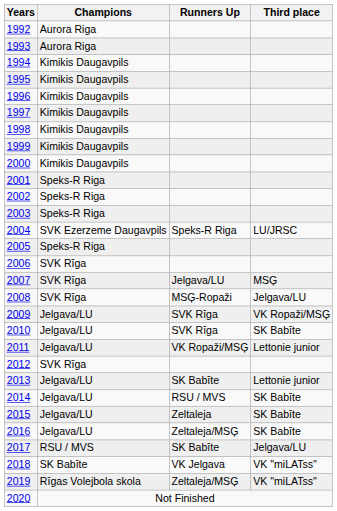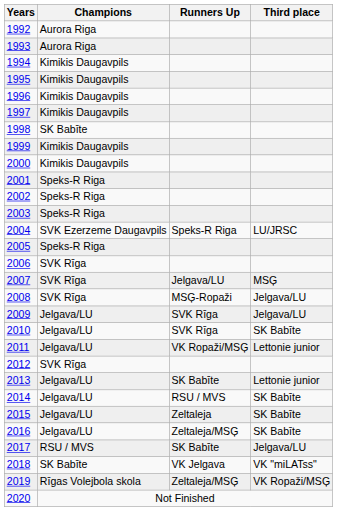(84, 130) Kimikis Daugavpils -> (64, 130) SK Babīte
(292, 314) VK Ropaži/MSĢ -> (280, 314) Jelgava/LU
(285, 481) VK "miLATss" -> (292, 481) VK Ropaži/MSĢ
